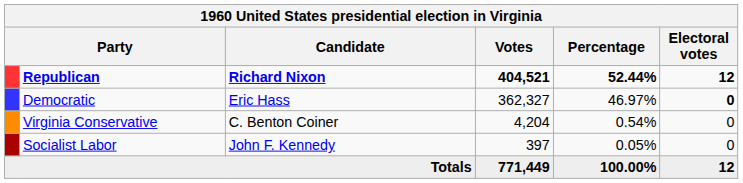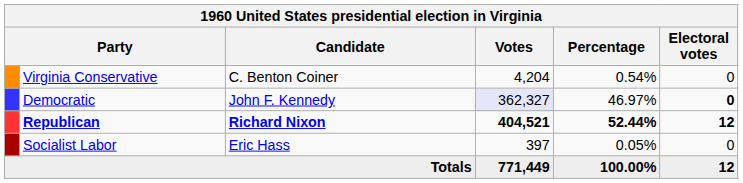rows swapped: (61, 77) <-> (90, 122)
(259, 100) Eric Hass -> (282, 100) John F. Kennedy
(524, 100) no background -> (524, 100) lavender background
(282, 145) John F. Kennedy -> (259, 145) Eric Hass
